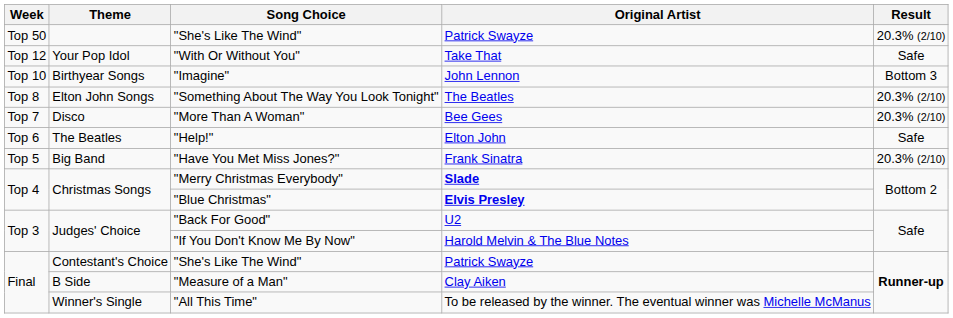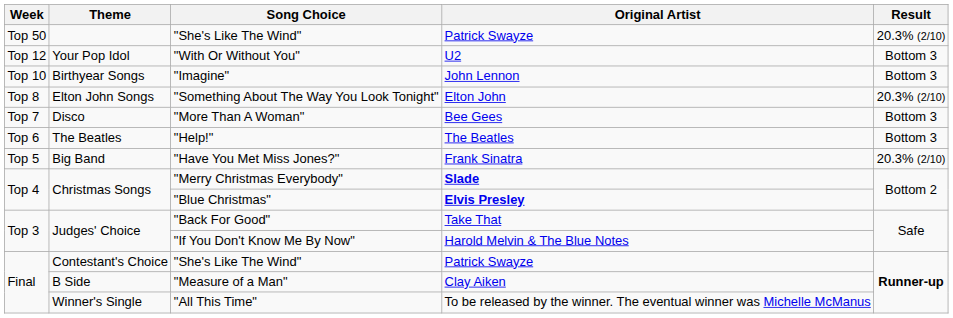(473, 55) Take That -> (453, 55) U2
(911, 55) Safe -> (911, 55) Bottom 3
(479, 96) The Beatles -> (475, 96) Elton John
(911, 117) 20.3% (2/10) -> (911, 117) Bottom 3
(475, 138) Elton John -> (479, 138) The Beatles
(911, 138) Safe -> (911, 138) Bottom 3
(453, 220) U2 -> (473, 220) Take That
